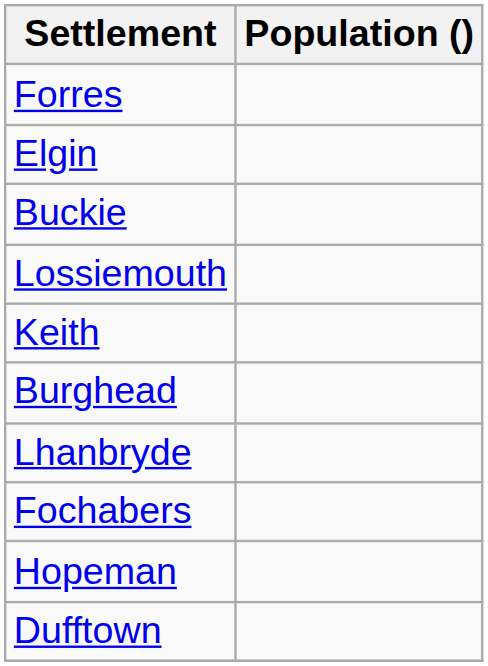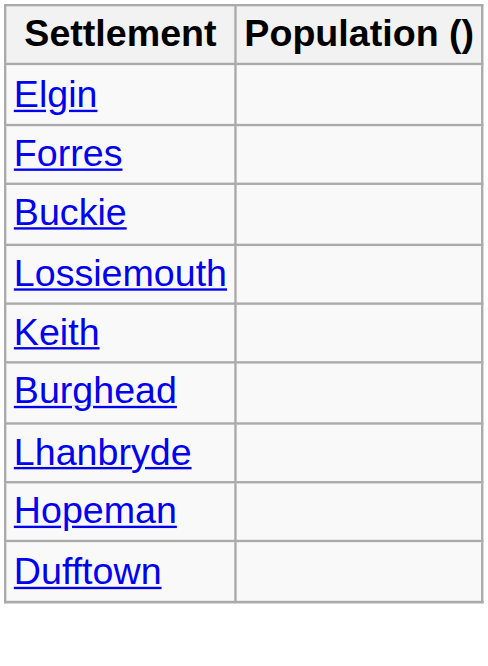rows swapped: (56, 153) <-> (68, 93)
- row: (103, 511)
